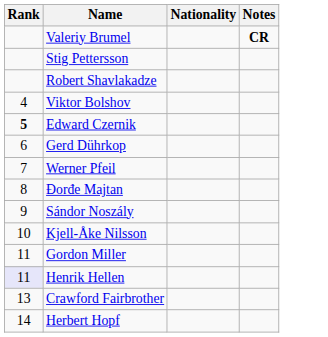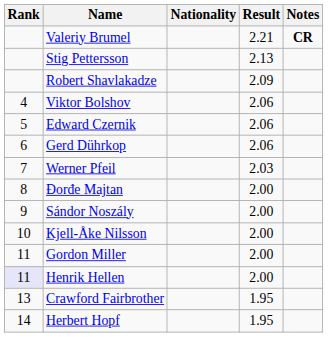+ column: (261, 15)
(24, 124) bold -> (24, 124) normal
